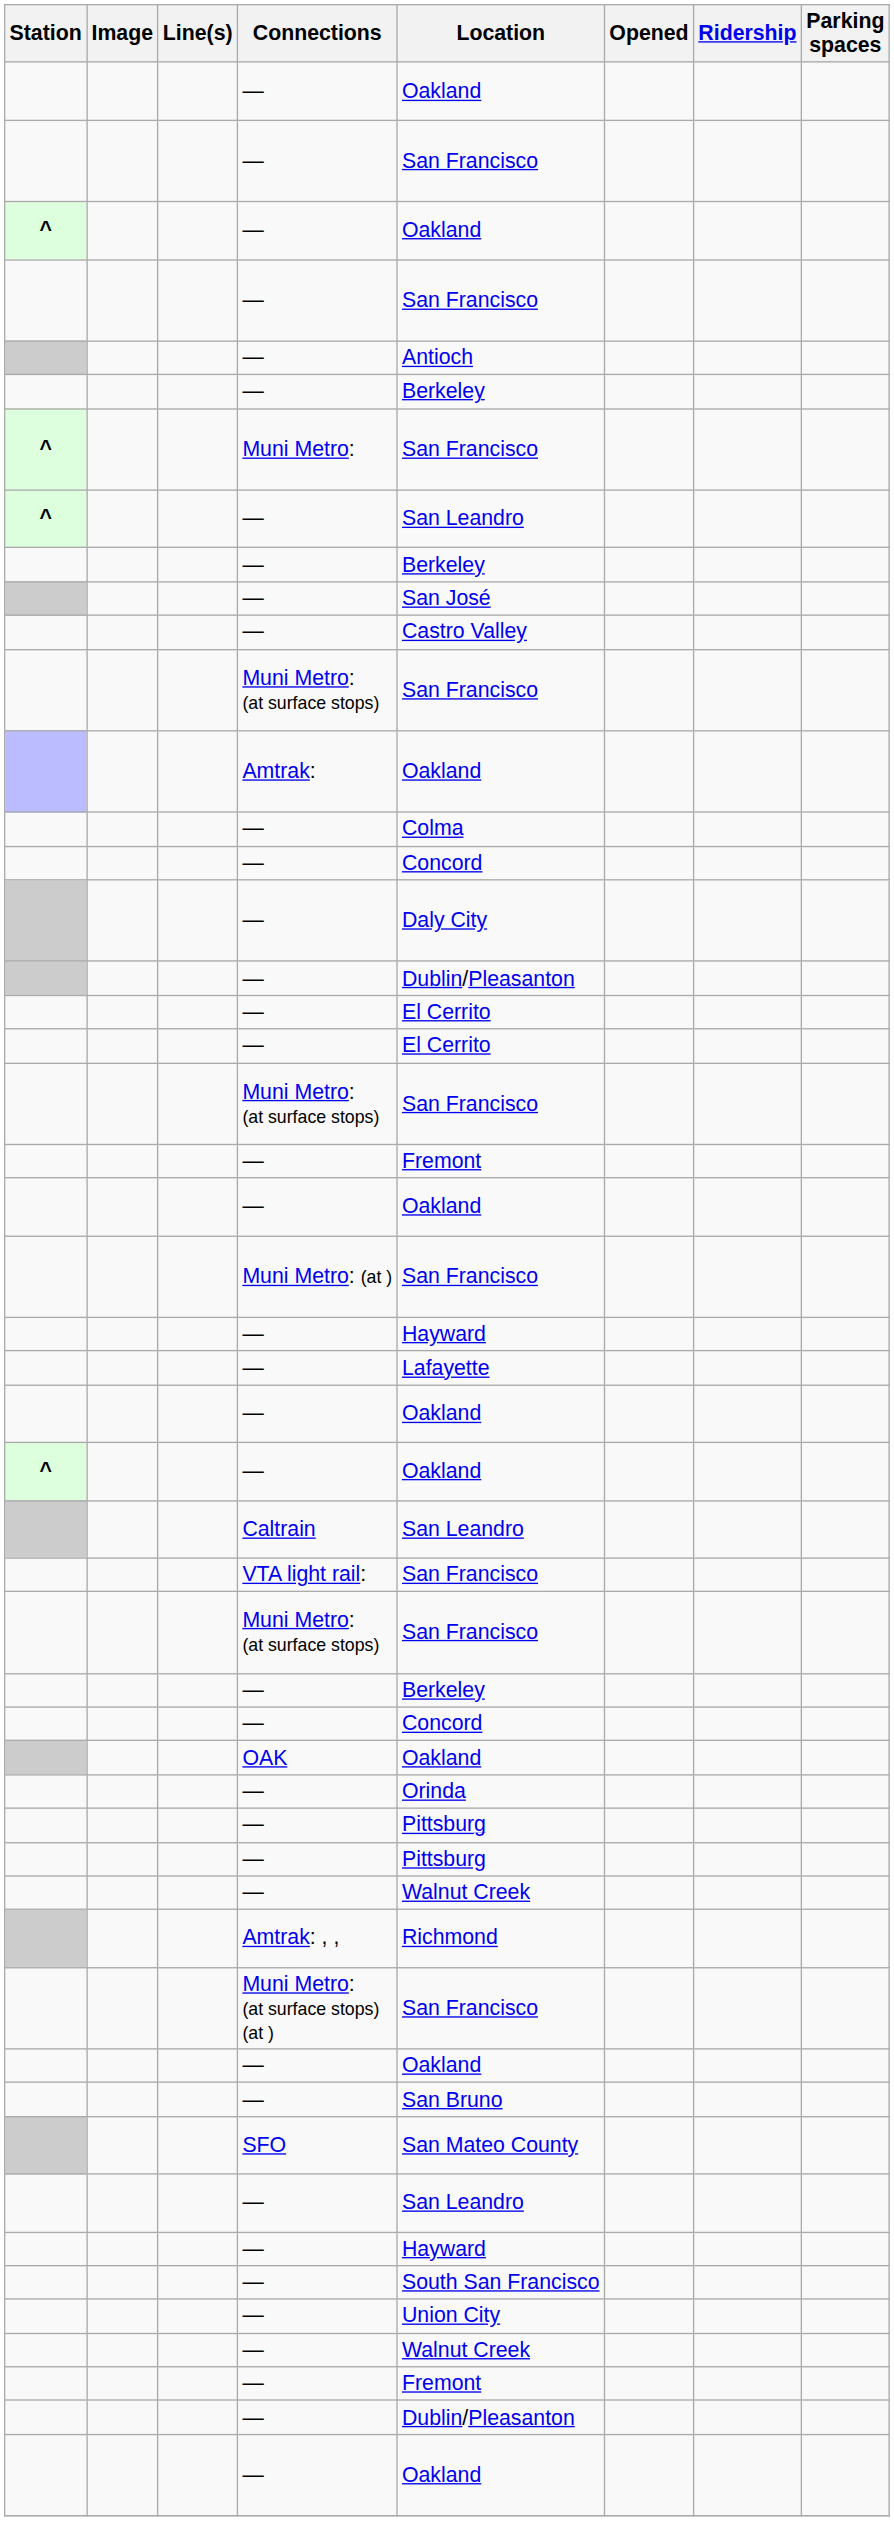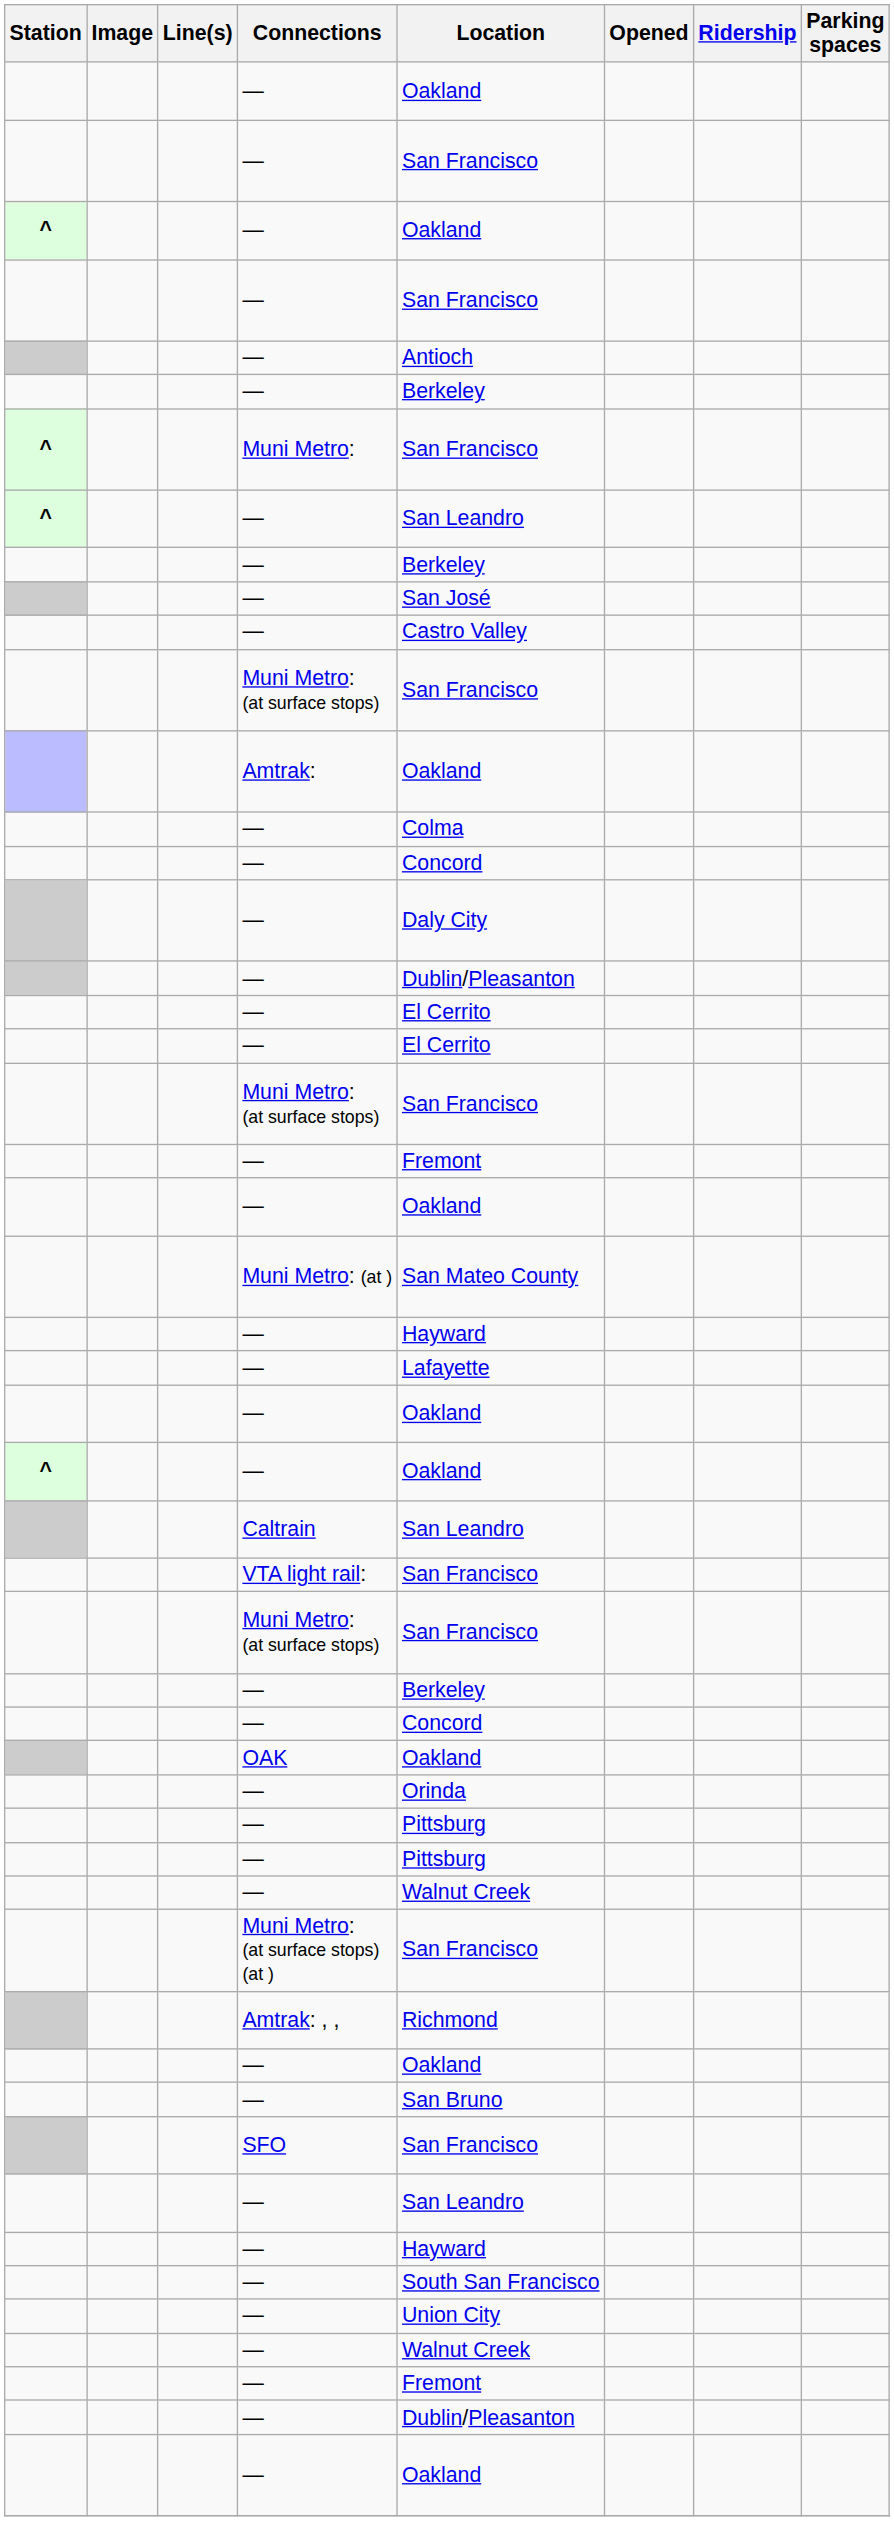(470, 1276) San Francisco -> (490, 1276) San Mateo County
rows swapped: (46, 2008) <-> (46, 1938)
(490, 2145) San Mateo County -> (470, 2145) San Francisco
